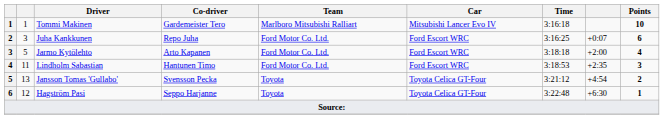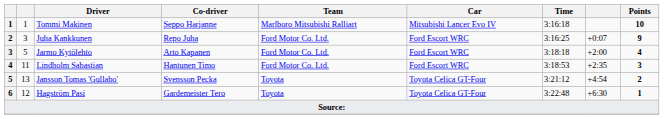(194, 24) Gardemeister Tero -> (190, 24) Seppo Harjanne
(640, 38) 6 -> (640, 38) 9
(190, 93) Seppo Harjanne -> (194, 93) Gardemeister Tero
